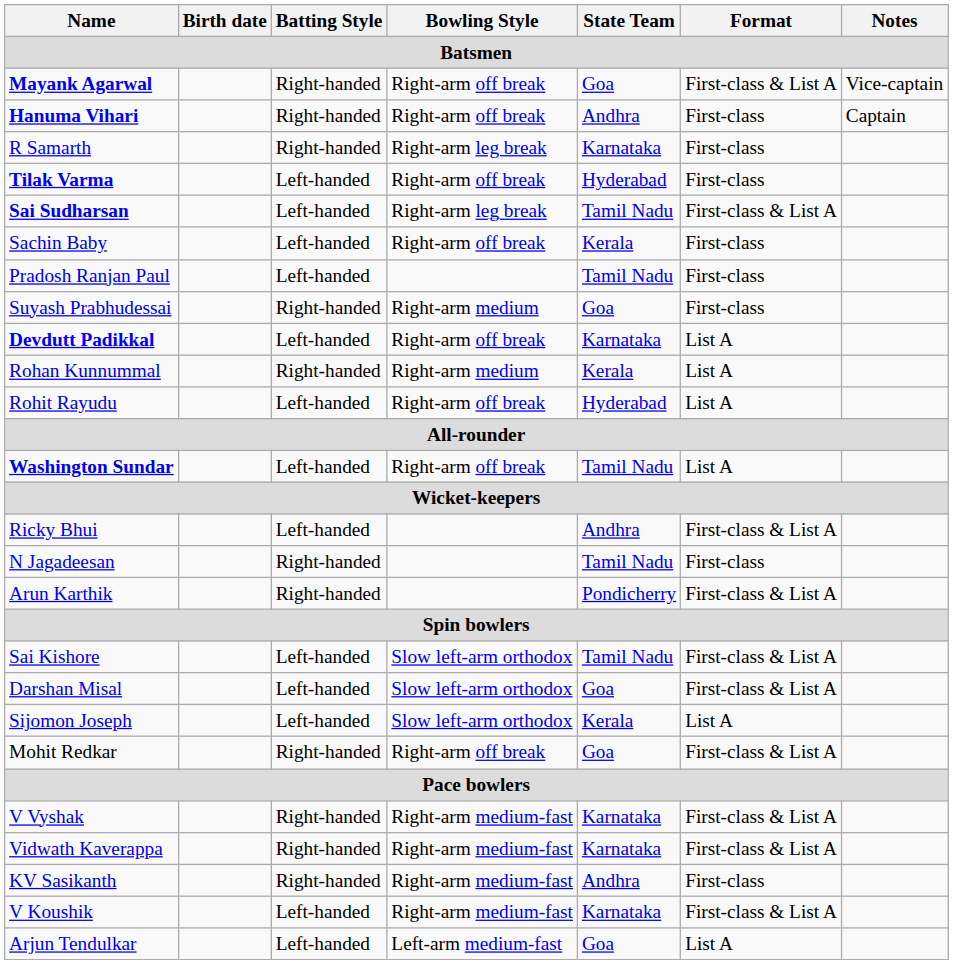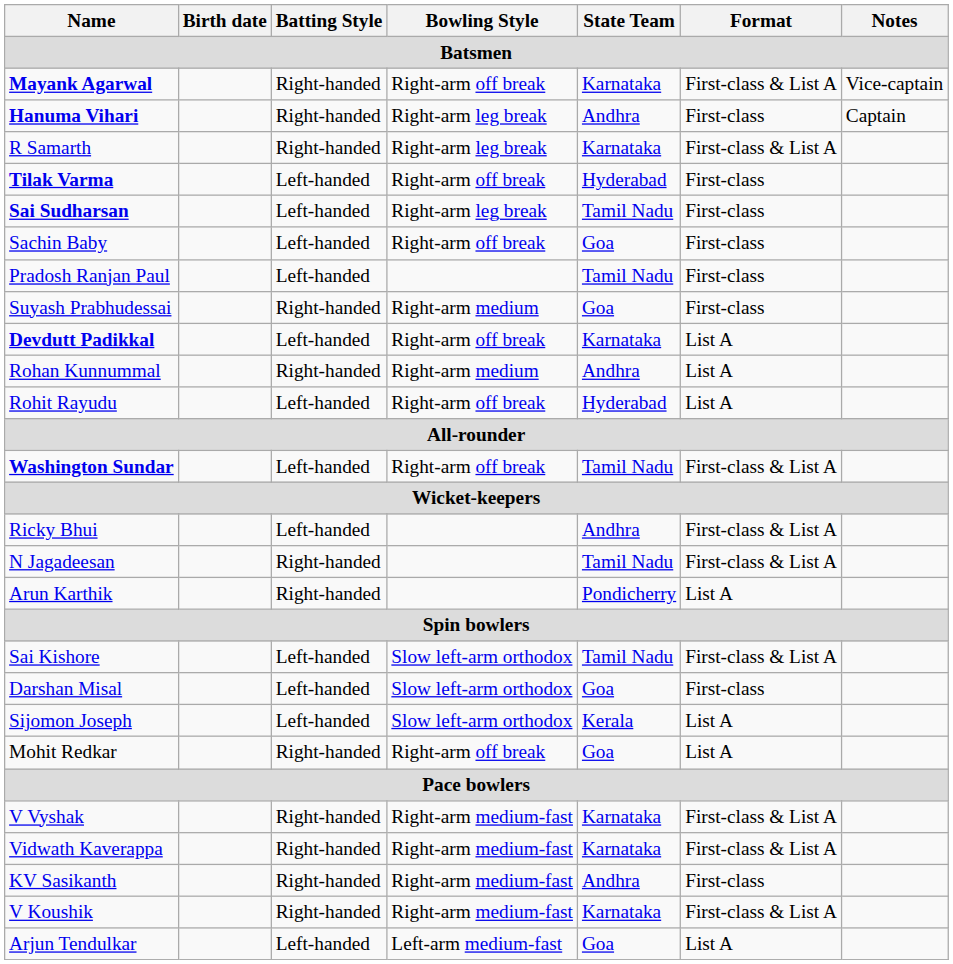(598, 84) Goa -> (622, 84) Karnataka
(468, 116) Right-arm off break -> (469, 116) Right-arm leg break
(725, 147) First-class -> (761, 147) First-class & List A
(761, 211) First-class & List A -> (725, 211) First-class
(608, 243) Kerala -> (598, 243) Goa
(608, 370) Kerala -> (611, 370) Andhra
(709, 466) List A -> (761, 466) First-class & List A
(725, 561) First-class -> (761, 561) First-class & List A
(761, 593) First-class & List A -> (709, 593) List A
(761, 689) First-class & List A -> (725, 689) First-class
(761, 752) First-class & List A -> (709, 752) List A
(323, 911) Left-handed -> (328, 911) Right-handed
